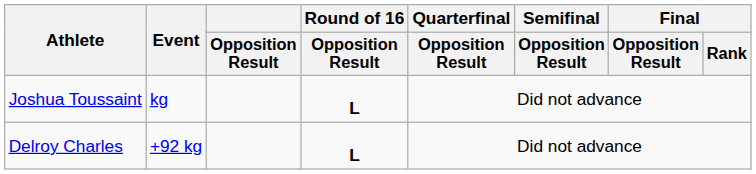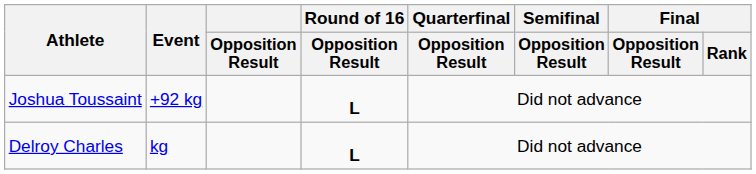(159, 99) kg -> (176, 99) +92 kg
(176, 146) +92 kg -> (159, 146) kg
